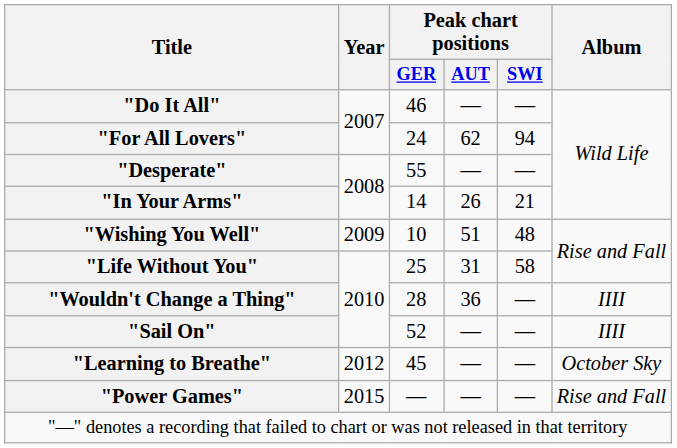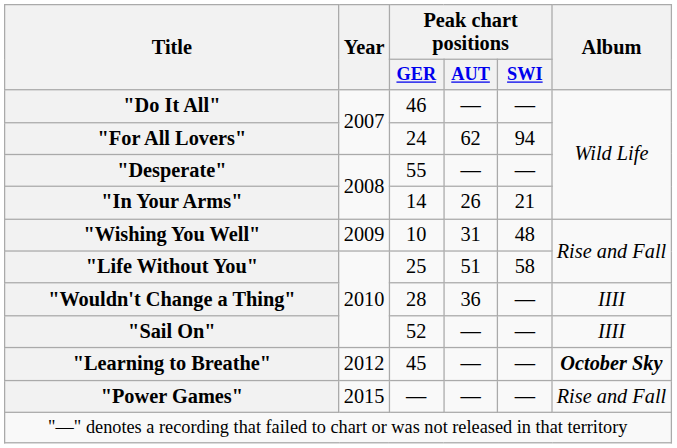(471, 234) 51 -> (471, 234) 31
(471, 266) 31 -> (471, 266) 51
(611, 363) normal -> (611, 363) bold
